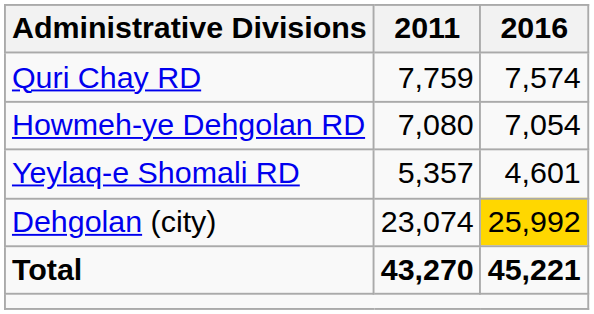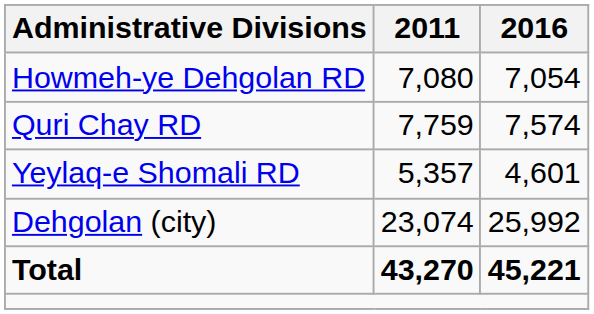rows swapped: (189, 125) <-> (107, 76)
(534, 221) gold background -> (534, 221) no background
